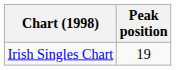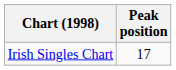(144, 53) 19 -> (144, 53) 17
